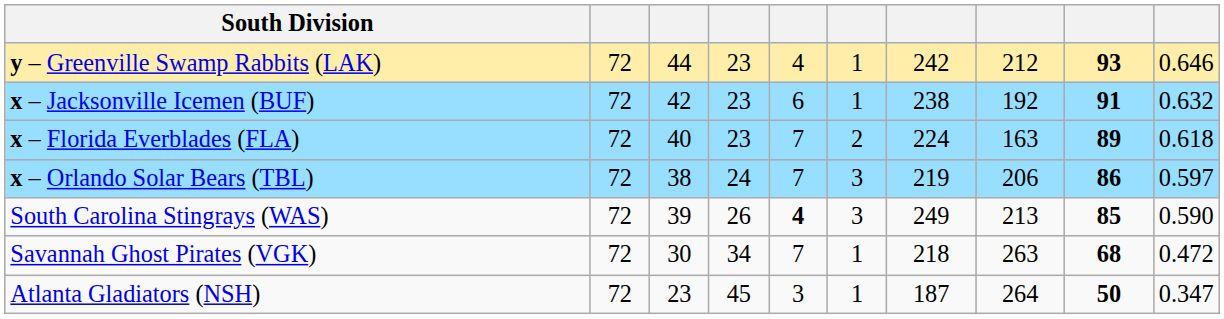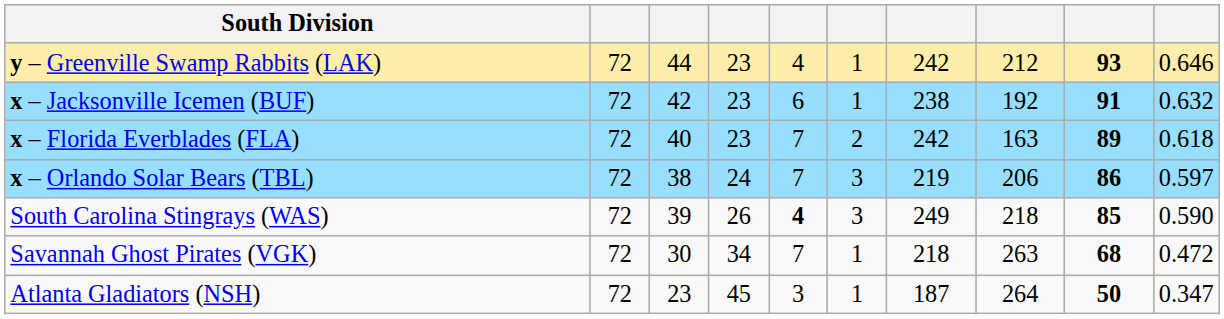(931, 139) 224 -> (931, 139) 242
(1020, 216) 213 -> (1020, 216) 218
